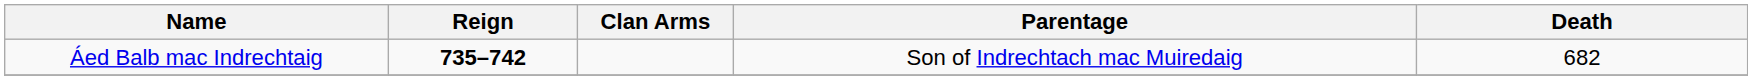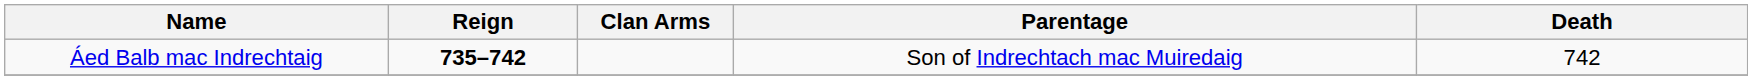(1582, 57) 682 -> (1582, 57) 742
